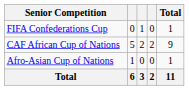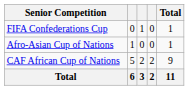rows swapped: (63, 45) <-> (60, 61)
